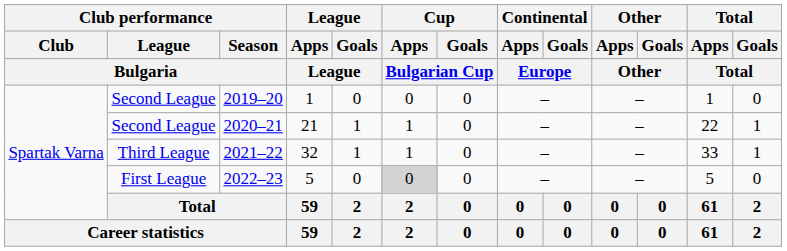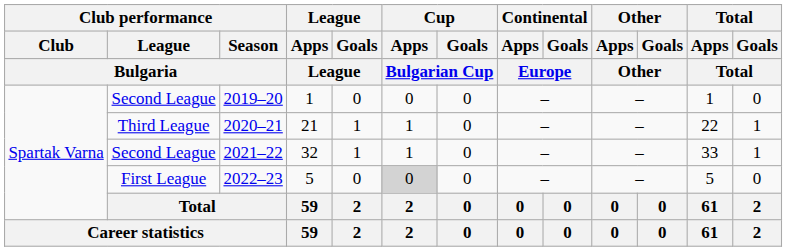(164, 125) Second League -> (164, 125) Third League
(164, 152) Third League -> (164, 152) Second League
